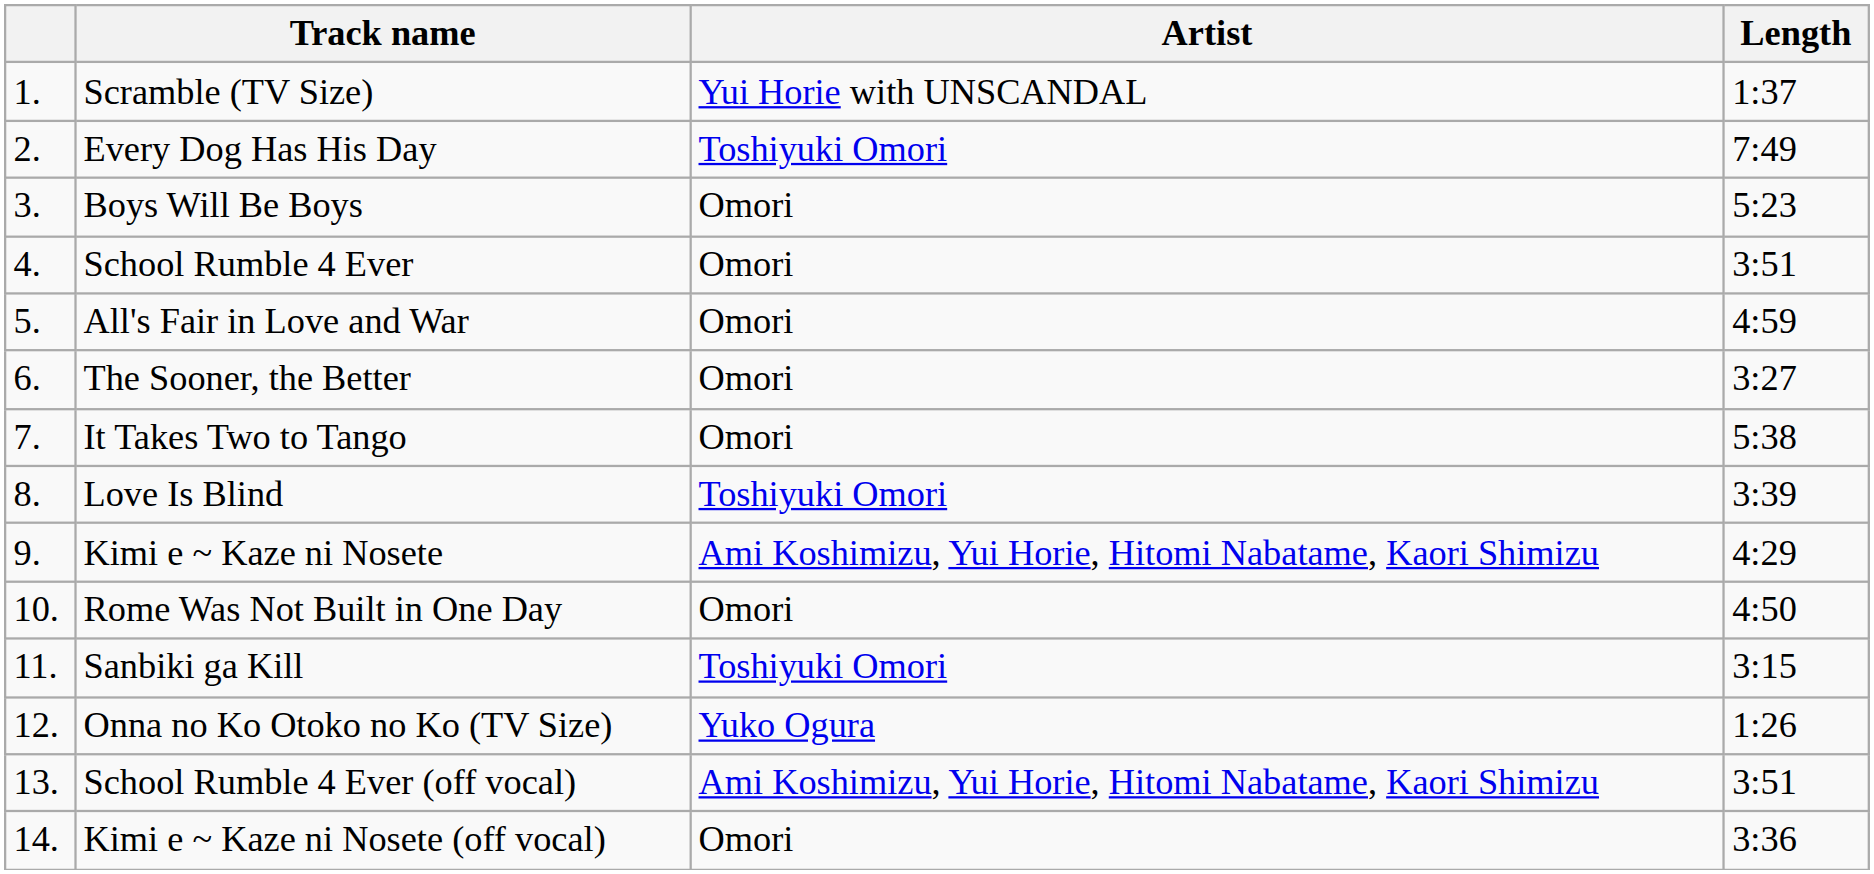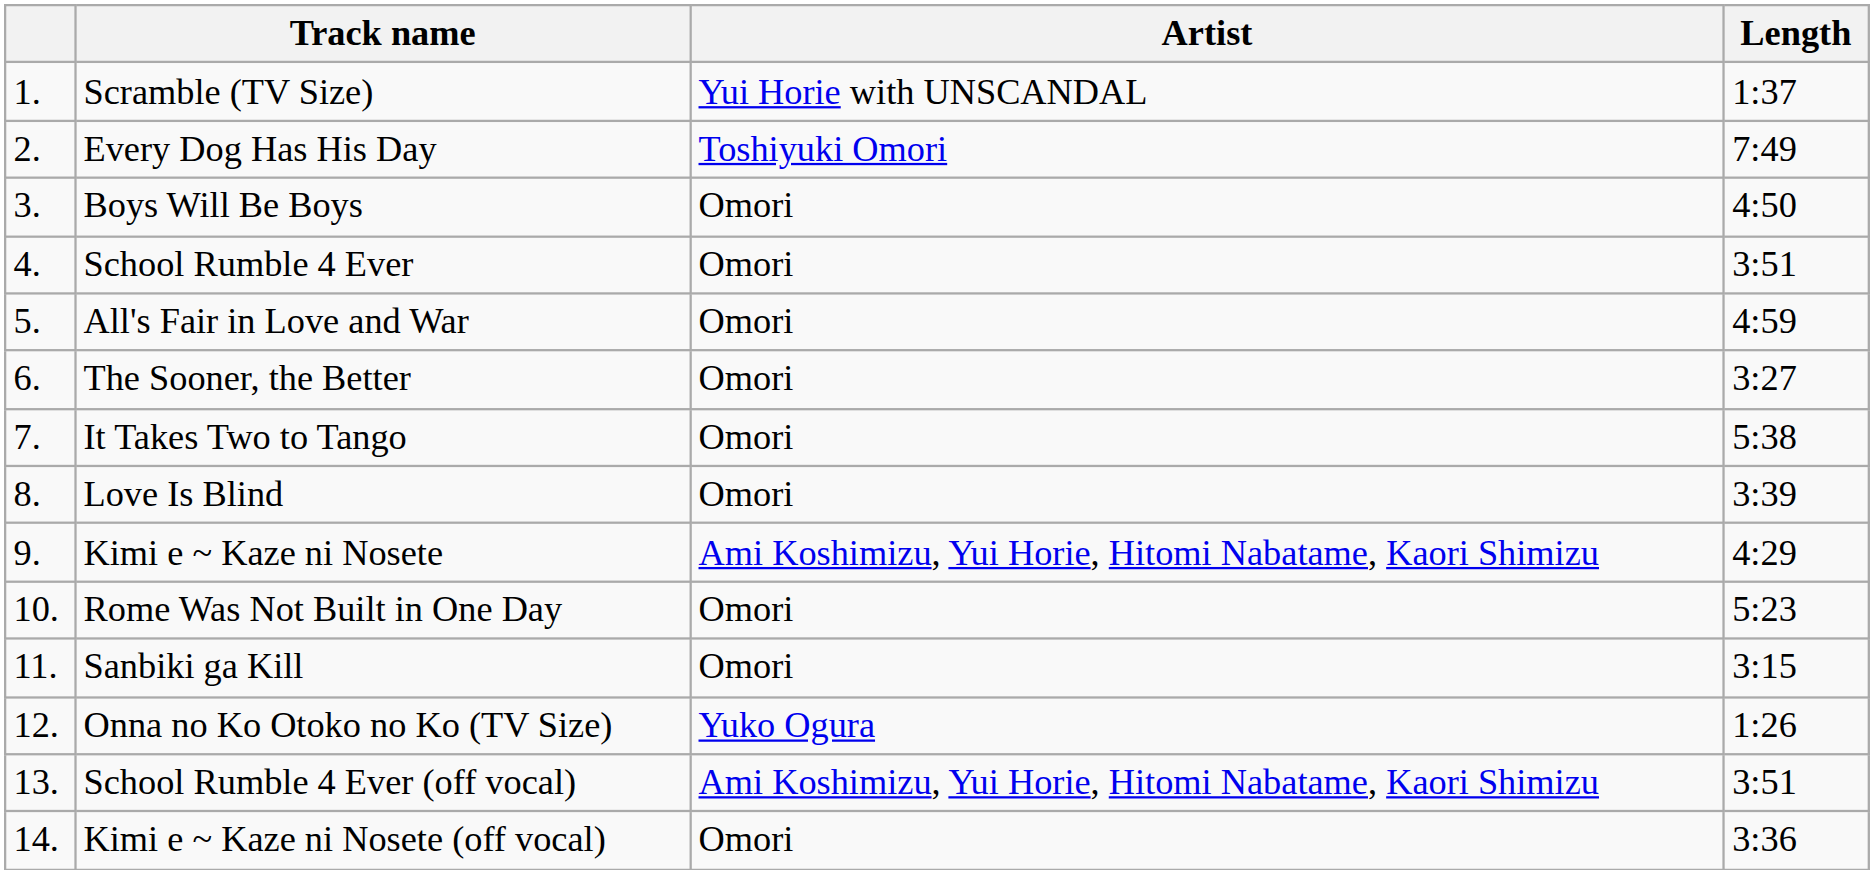(1765, 206) 5:23 -> (1765, 206) 4:50
(823, 494) Toshiyuki Omori -> (746, 494) Omori
(1765, 609) 4:50 -> (1765, 609) 5:23
(823, 666) Toshiyuki Omori -> (746, 666) Omori
